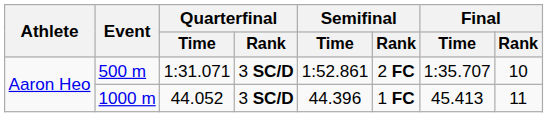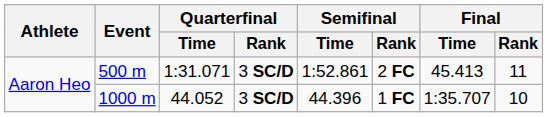(457, 71) 1:35.707 -> (457, 71) 45.413
(518, 71) 10 -> (518, 71) 11
(457, 98) 45.413 -> (457, 98) 1:35.707
(518, 98) 11 -> (518, 98) 10
